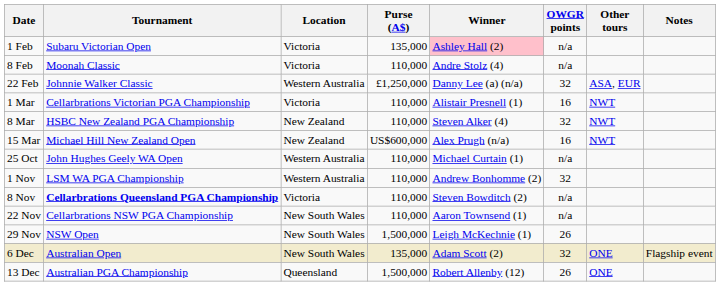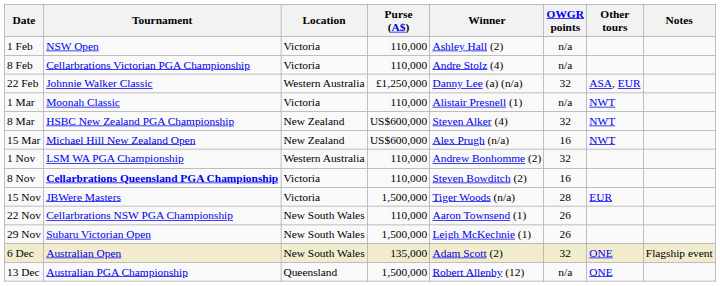(99, 46) Subaru Victorian Open -> (72, 46) NSW Open
(409, 46) 135,000 -> (409, 46) 110,000
(468, 46) pink background -> (468, 46) no background
(83, 65) Moonah Classic -> (148, 65) Cellarbrations Victorian PGA Championship
(148, 102) Cellarbrations Victorian PGA Championship -> (83, 102) Moonah Classic
(565, 102) 16 -> (565, 102) n/a
(409, 121) 110,000 -> (399, 121) US$600,000
- row: (22, 159)
(565, 196) n/a -> (565, 177) 16
+ row: (24, 196)
(565, 215) n/a -> (565, 215) 26
(72, 234) NSW Open -> (99, 234) Subaru Victorian Open
(565, 271) 26 -> (565, 271) n/a
